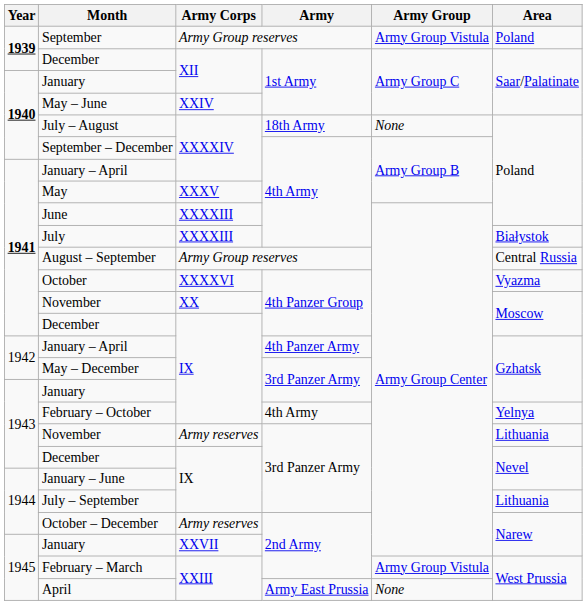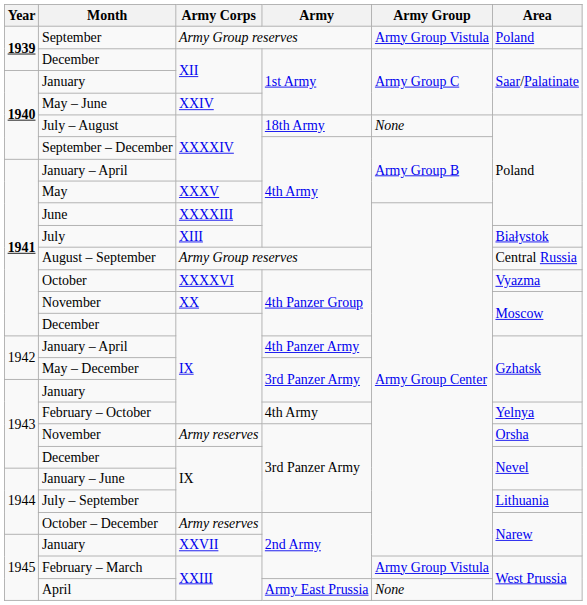(206, 236) XXXXIII -> (191, 236) XIII
(522, 434) Lithuania -> (512, 434) Orsha
